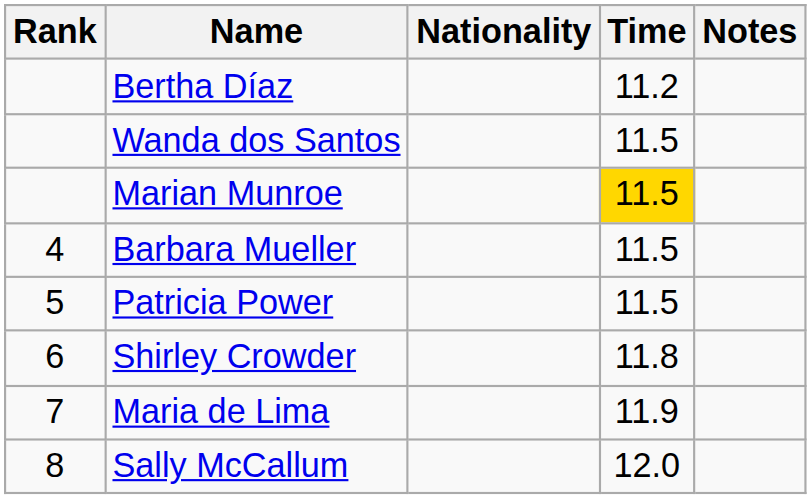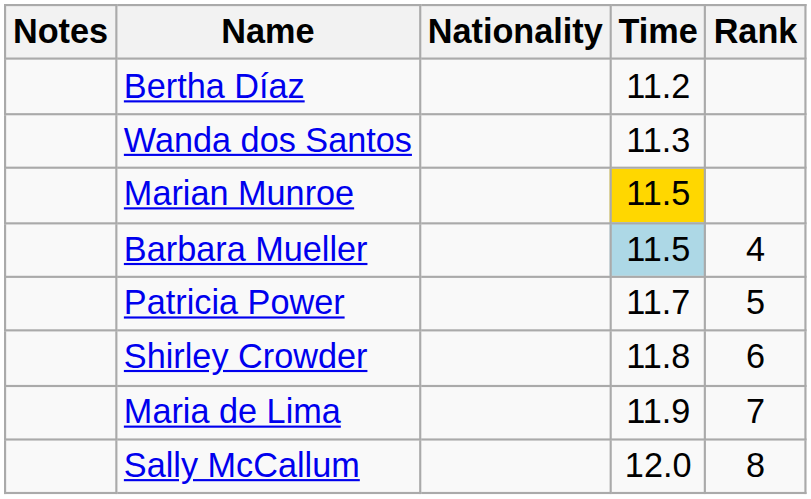columns swapped: (55, 31) <-> (750, 31)
(647, 140) 11.5 -> (658, 140) 11.3
(647, 248) no background -> (658, 248) lightblue background
(647, 303) 11.5 -> (658, 303) 11.7
